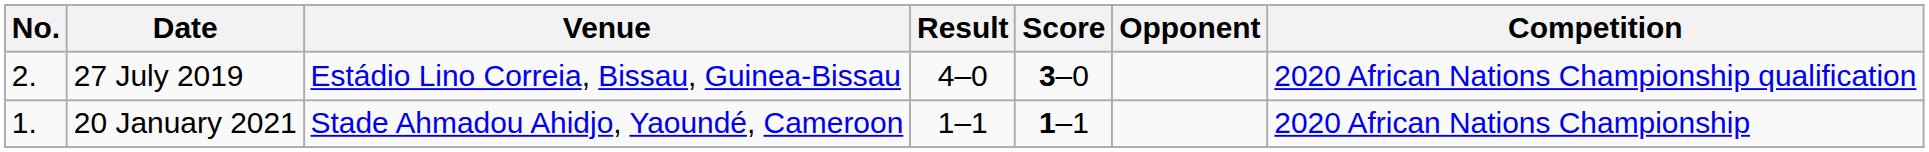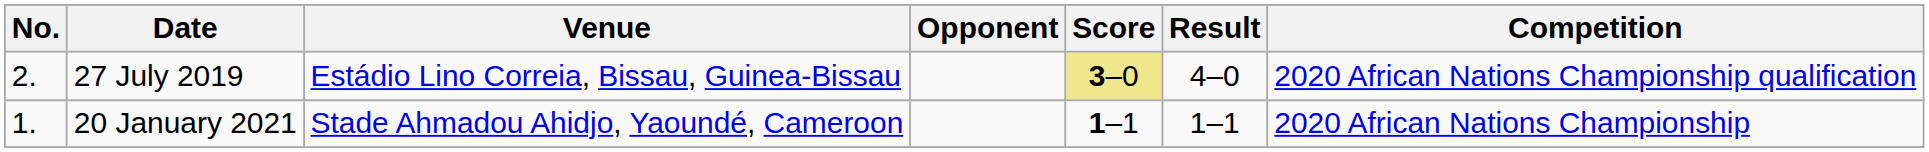columns swapped: (1190, 28) <-> (963, 28)
(1064, 75) no background -> (1114, 75) khaki background
